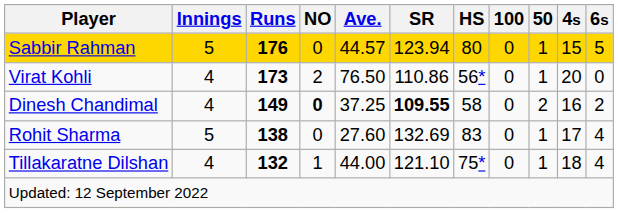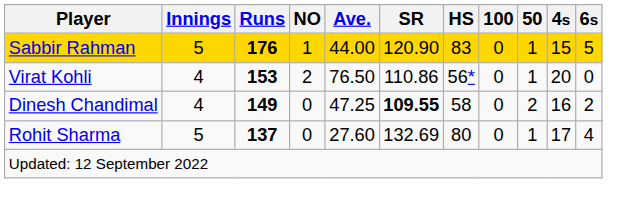(318, 47) 0 -> (307, 47) 1
(363, 47) 44.57 -> (352, 47) 44.00
(422, 47) 123.94 -> (411, 47) 120.90
(472, 47) 80 -> (461, 47) 83
(273, 76) 173 -> (262, 76) 153
(318, 105) bold -> (307, 105) normal
(363, 105) 37.25 -> (352, 105) 47.25
(273, 134) 138 -> (262, 134) 137
(472, 134) 83 -> (461, 134) 80
- row: (89, 163)
